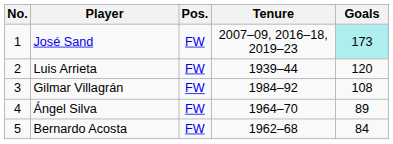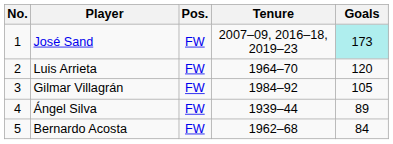(273, 68) 1939–44 -> (273, 68) 1964–70
(362, 88) 108 -> (362, 88) 105
(273, 108) 1964–70 -> (273, 108) 1939–44
